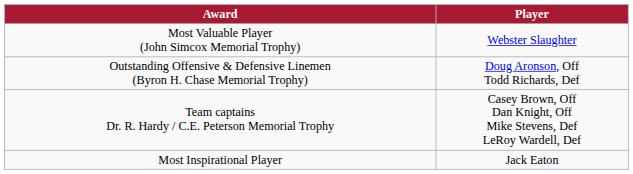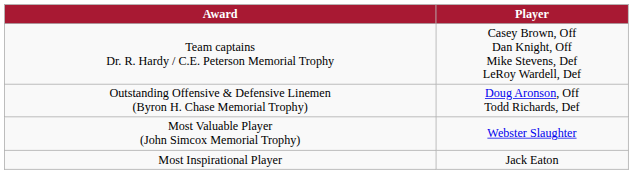rows swapped: (220, 40) <-> (220, 119)
